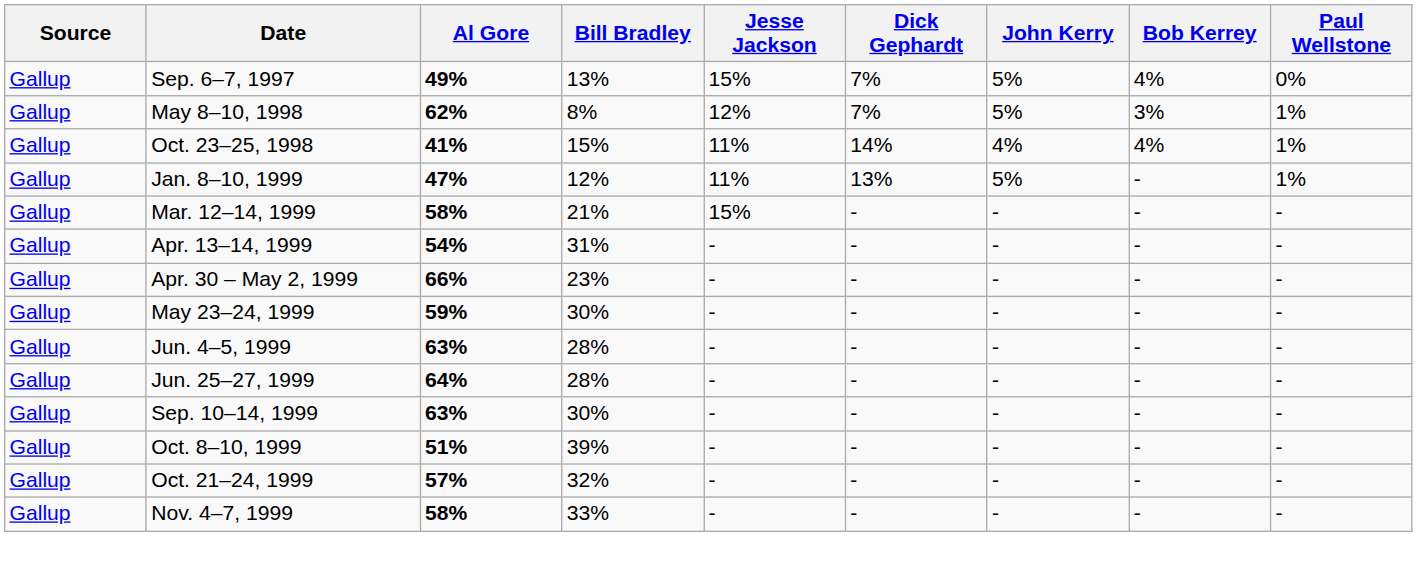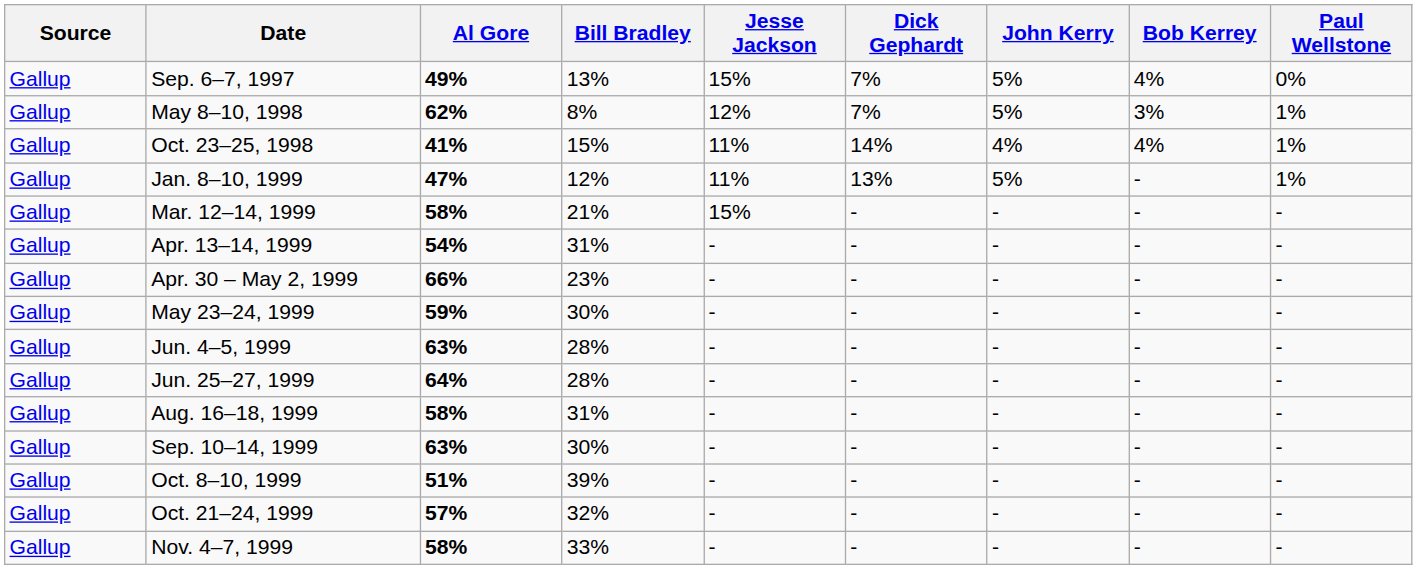+ row: (235, 413)
